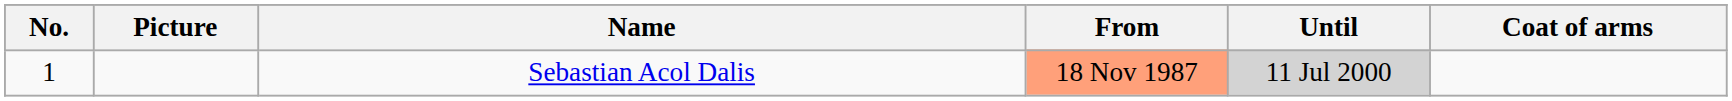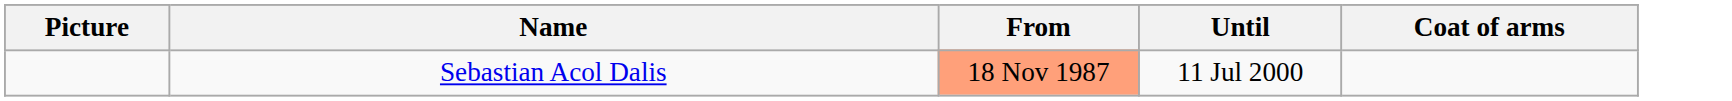- column: (49, 27)
(1329, 72) lightgrey background -> (1240, 72) no background
